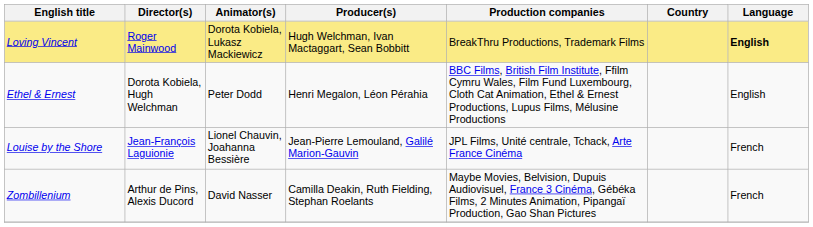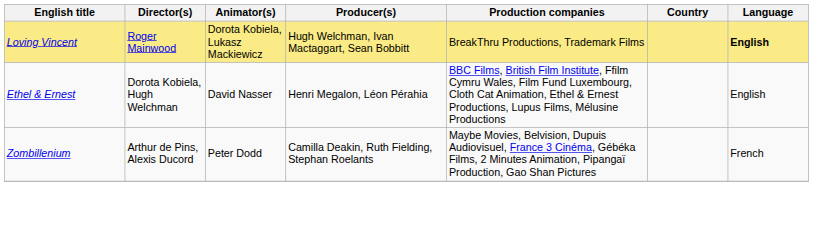(235, 95) Peter Dodd -> (240, 95) David Nasser
- row: (54, 148)
(240, 195) David Nasser -> (235, 154) Peter Dodd
